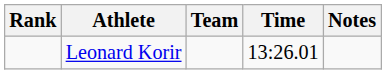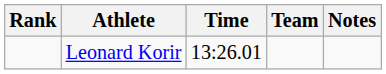columns swapped: (215, 20) <-> (283, 20)
